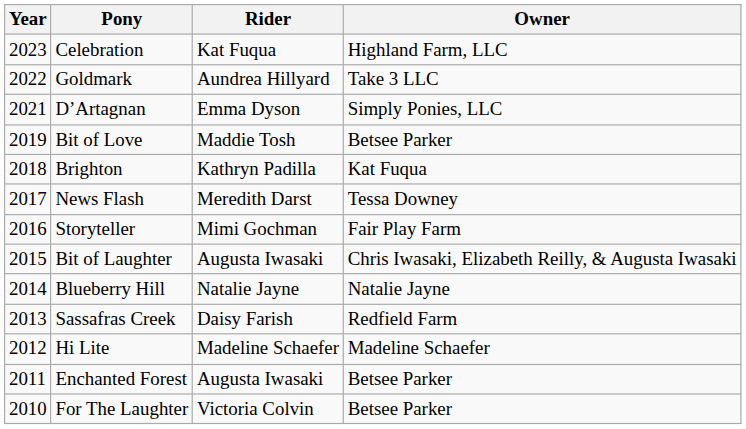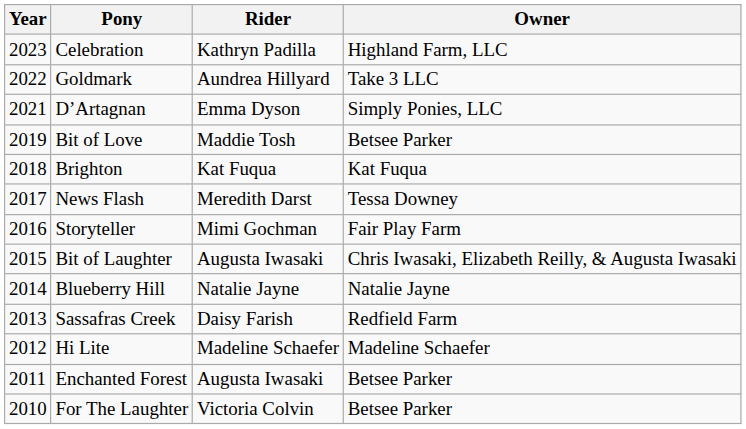(237, 49) Kat Fuqua -> (256, 49) Kathryn Padilla
(256, 169) Kathryn Padilla -> (237, 169) Kat Fuqua
